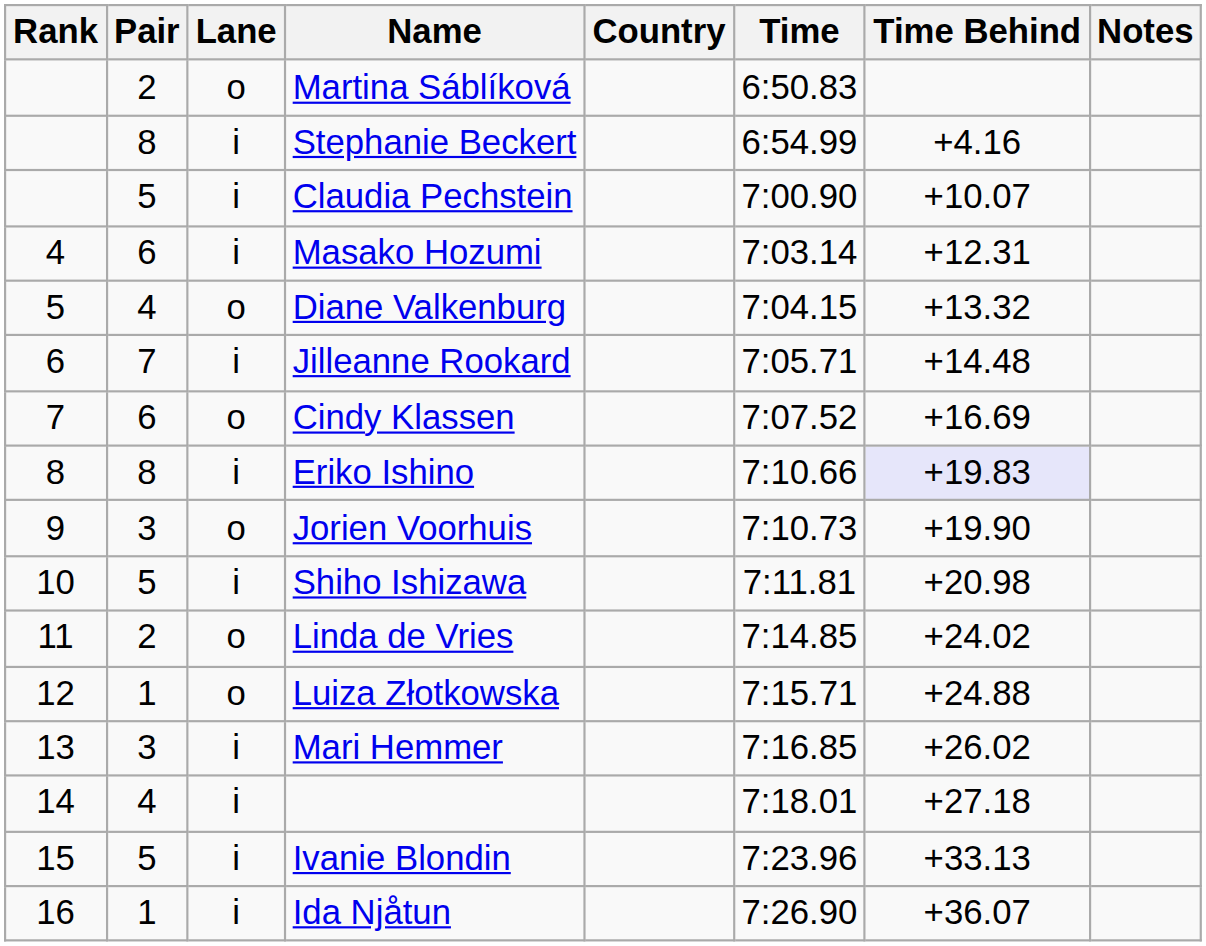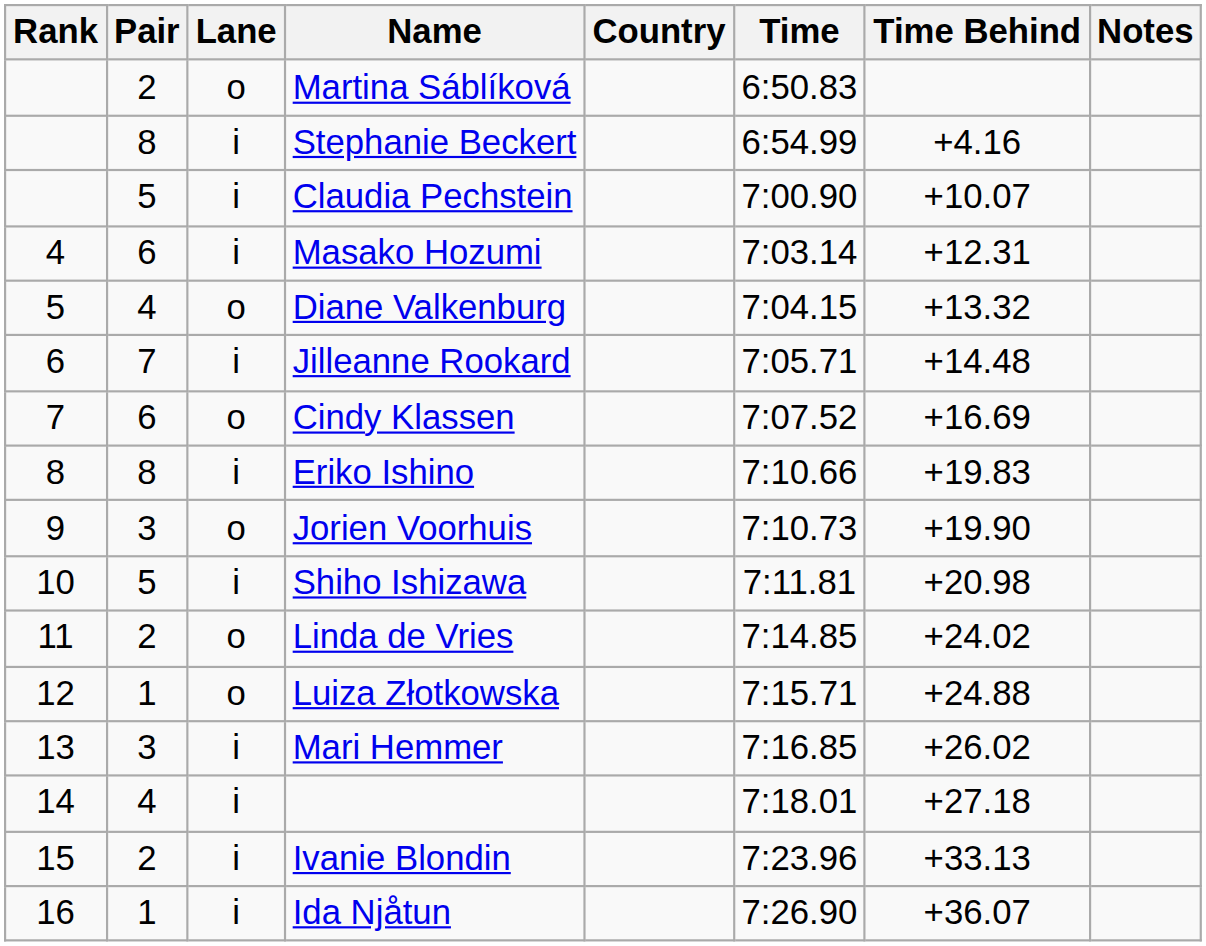(977, 472) lavender background -> (977, 472) no background
(147, 857) 5 -> (147, 857) 2
